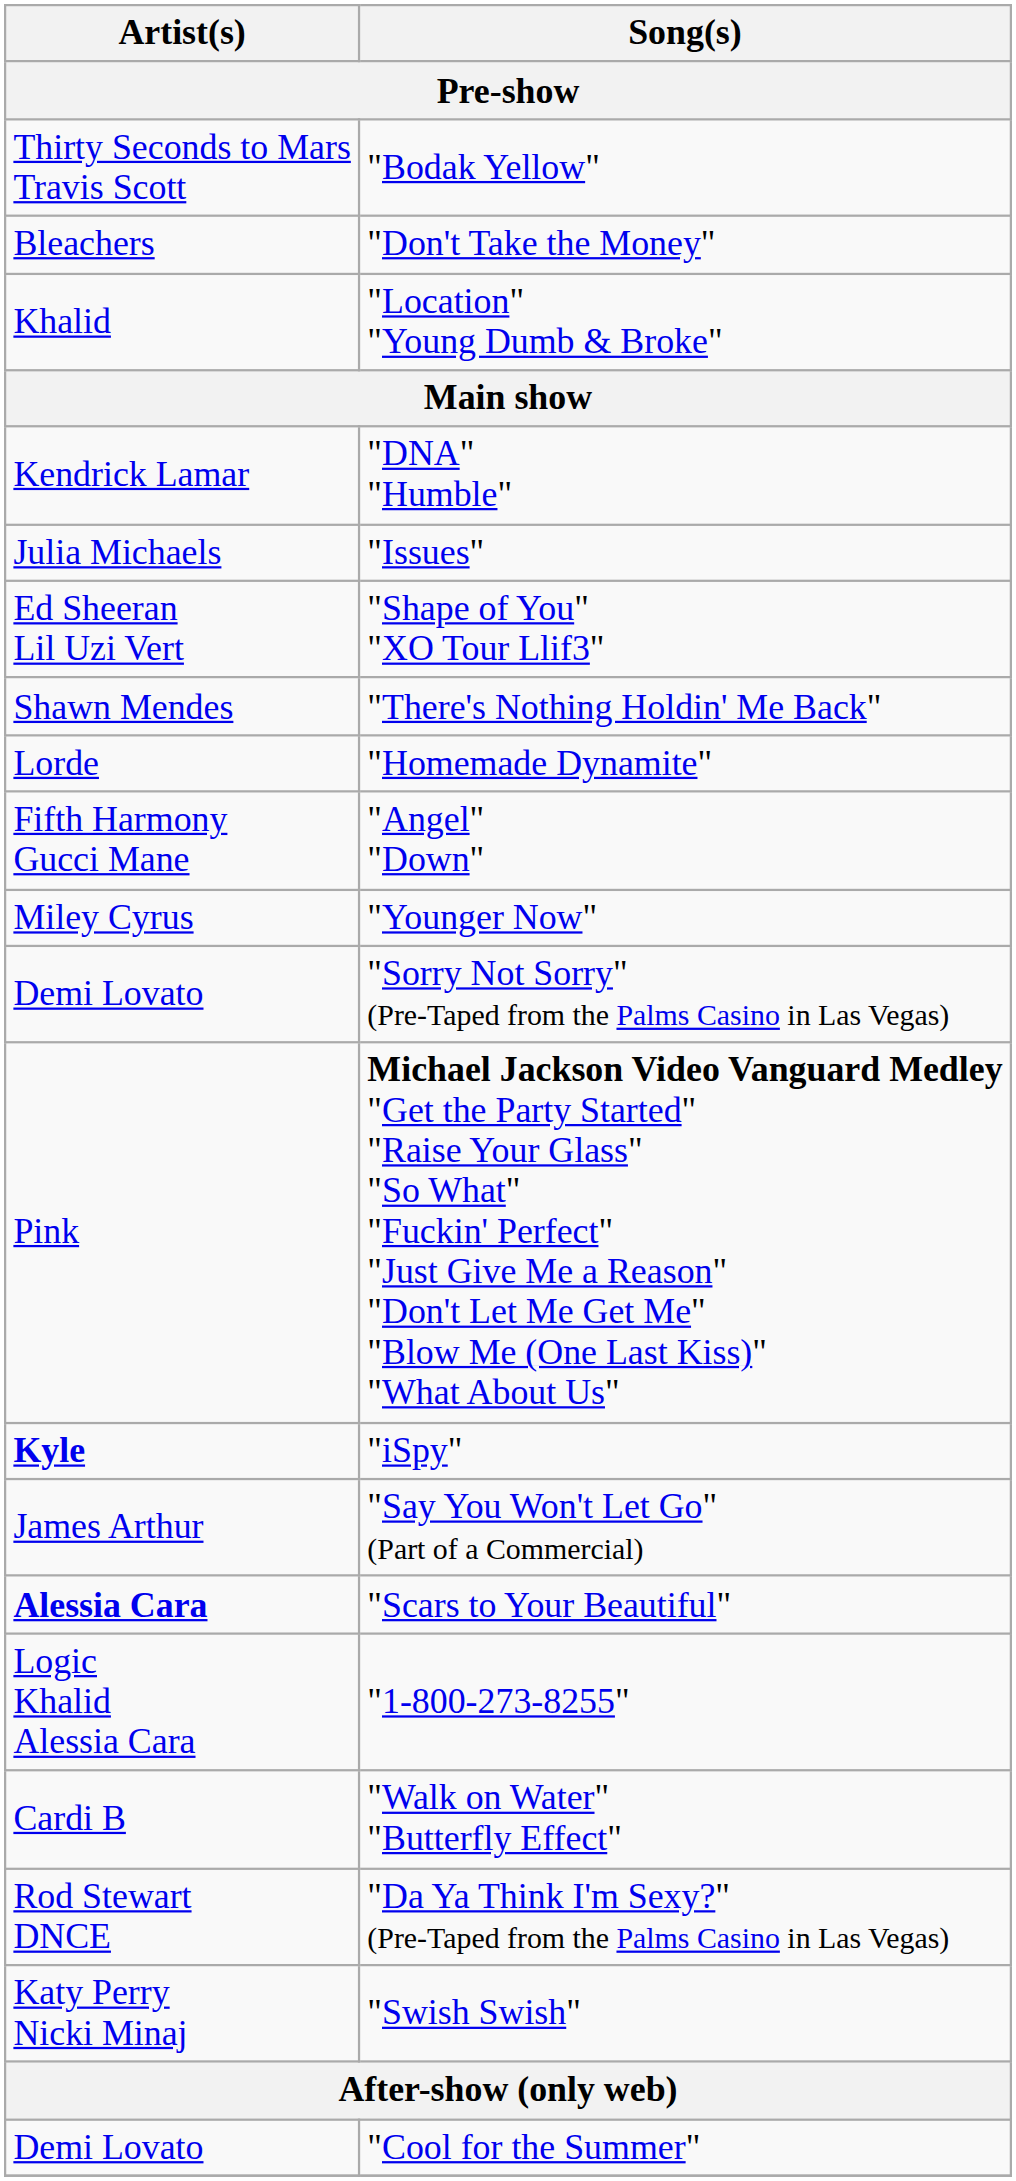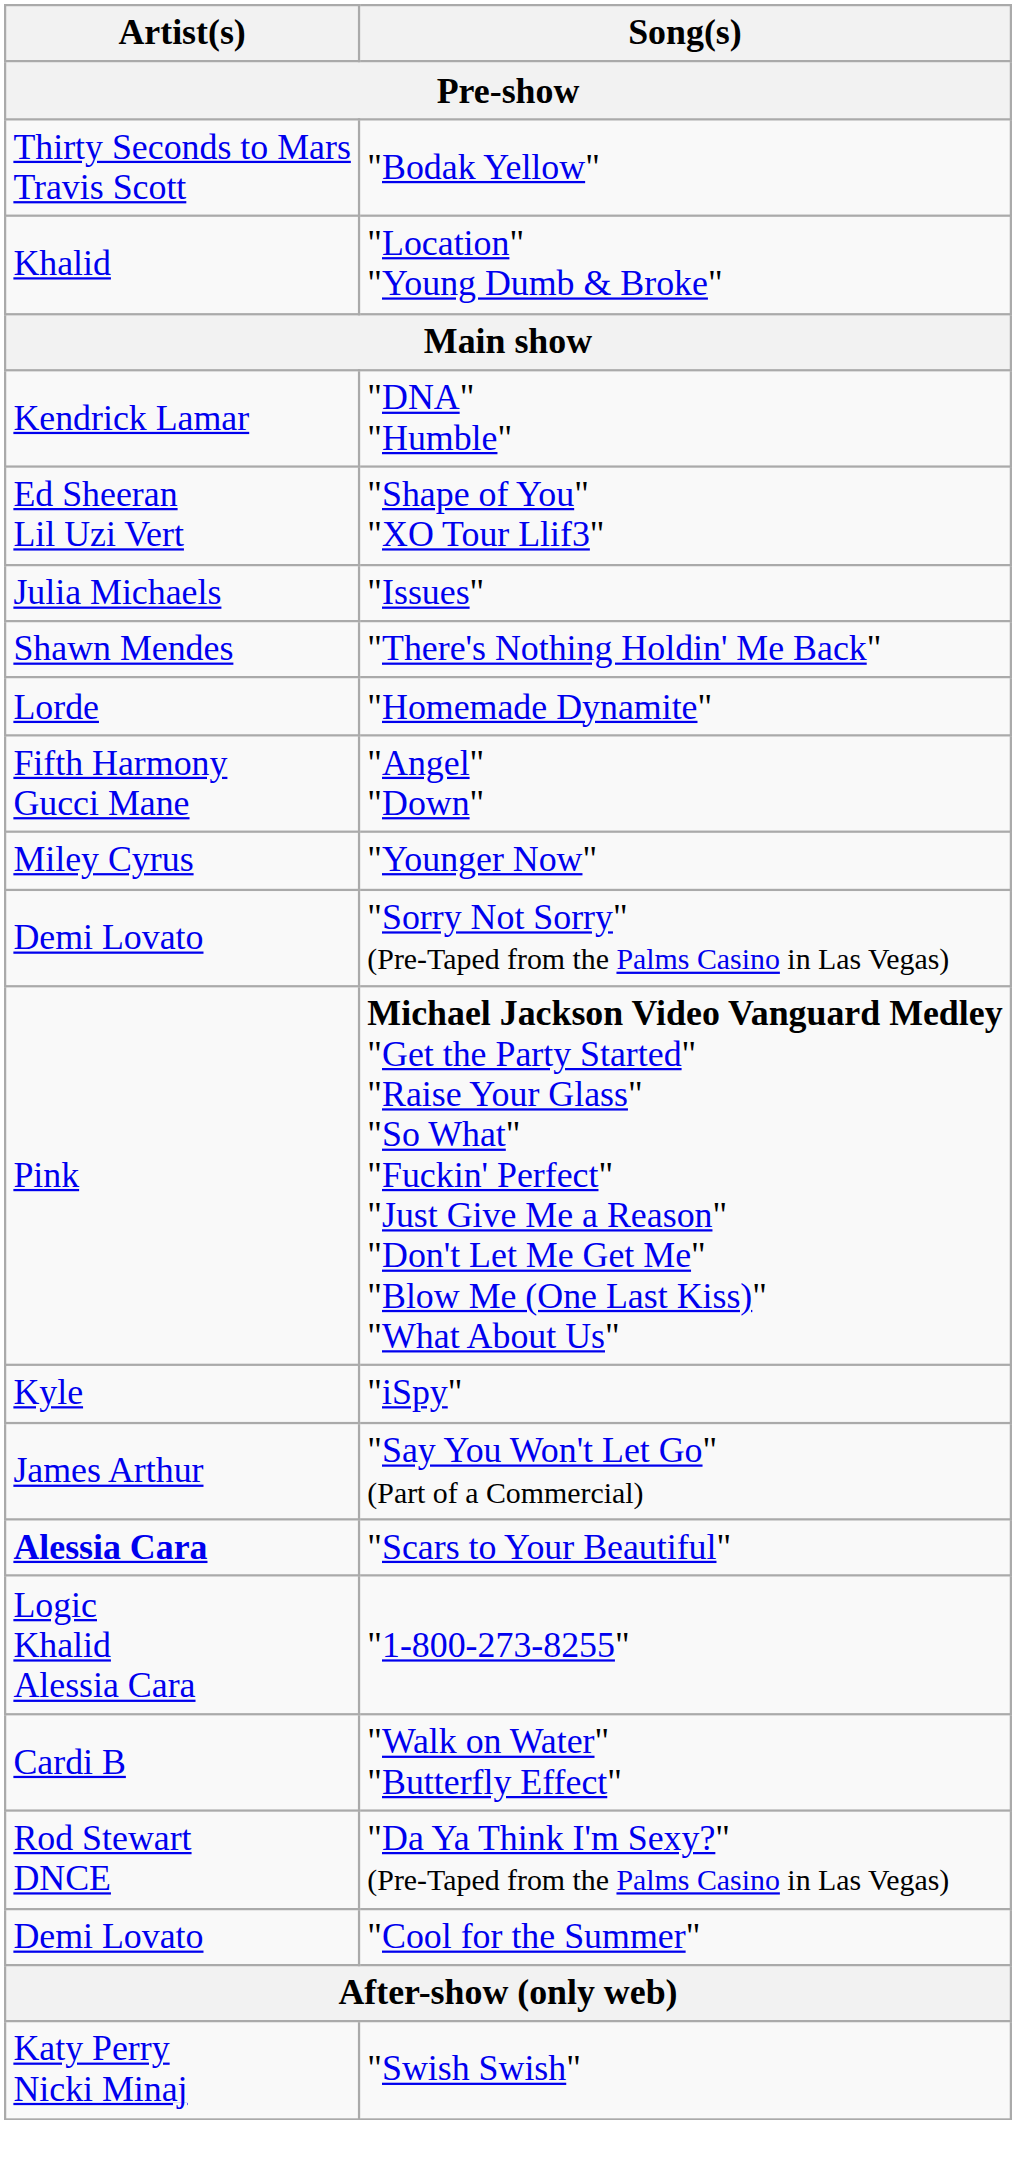- row: (541, 243)
rows swapped: (486, 628) <-> (426, 551)
(49, 1450) bold -> (48, 1393) normal
rows swapped: (474, 2012) <-> (534, 2146)
